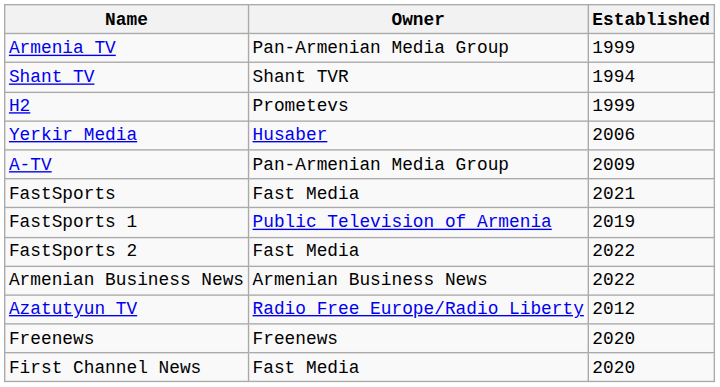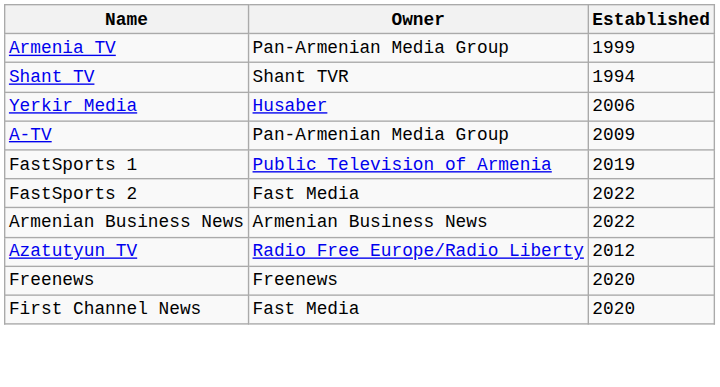- row: (20, 106)
- row: (62, 193)
